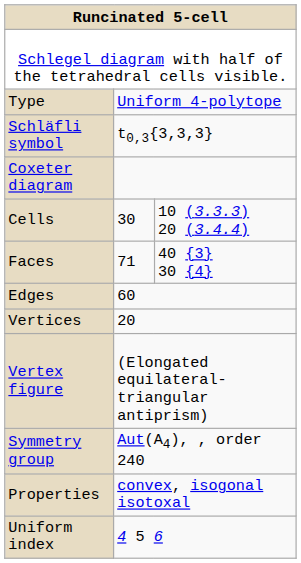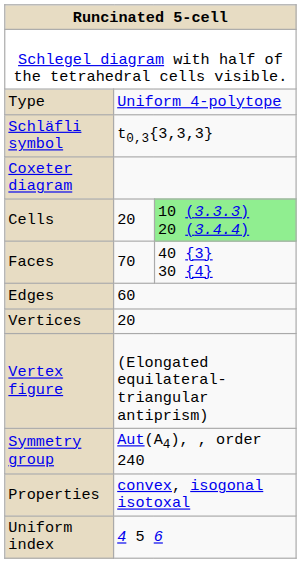(126, 220) 30 -> (126, 220) 20
(204, 220) no background -> (204, 220) lightgreen background
(126, 262) 71 -> (126, 262) 70
